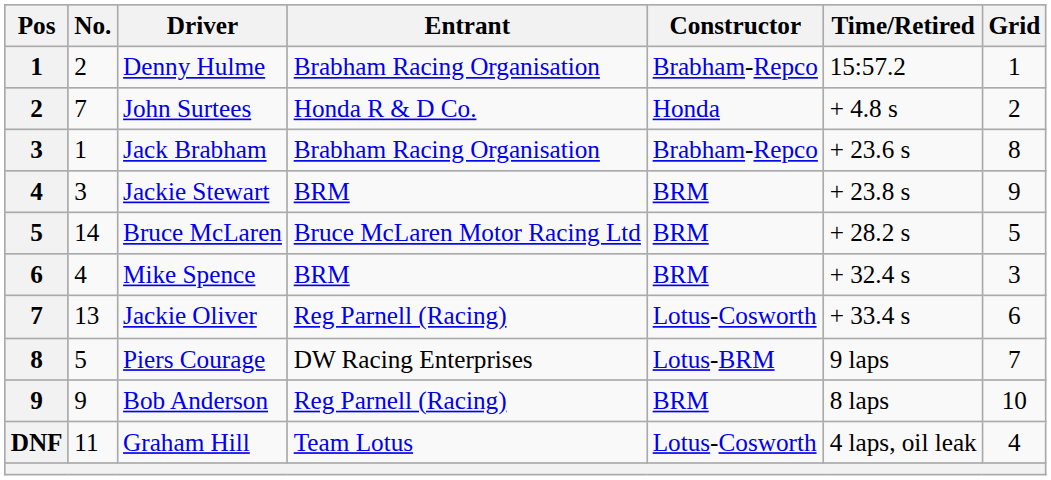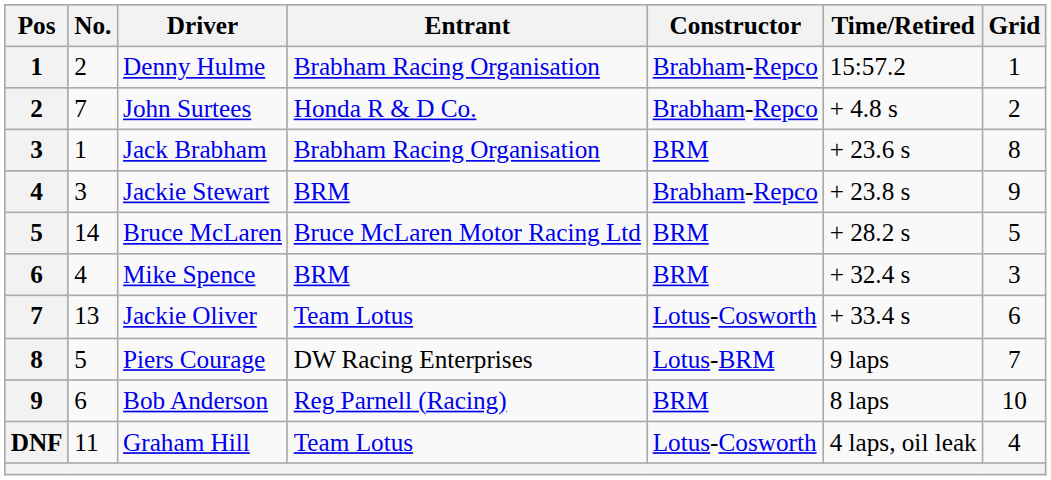(686, 108) Honda -> (735, 108) Brabham-Repco
(735, 150) Brabham-Repco -> (681, 150) BRM
(681, 191) BRM -> (735, 191) Brabham-Repco
(400, 316) Reg Parnell (Racing) -> (353, 316) Team Lotus
(81, 399) 9 -> (81, 399) 6
